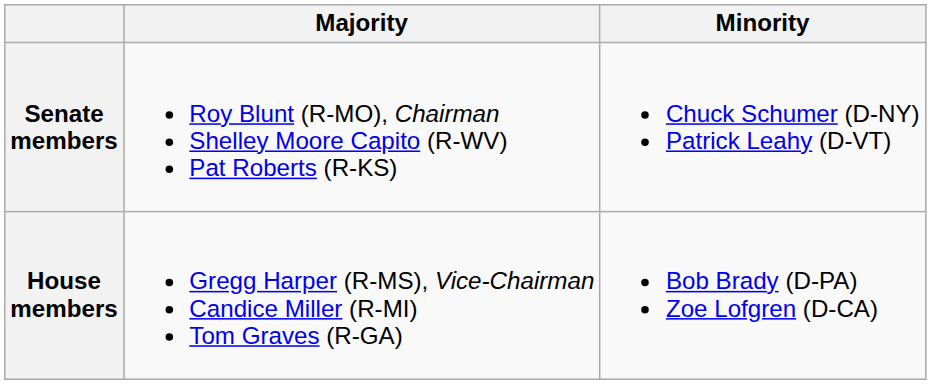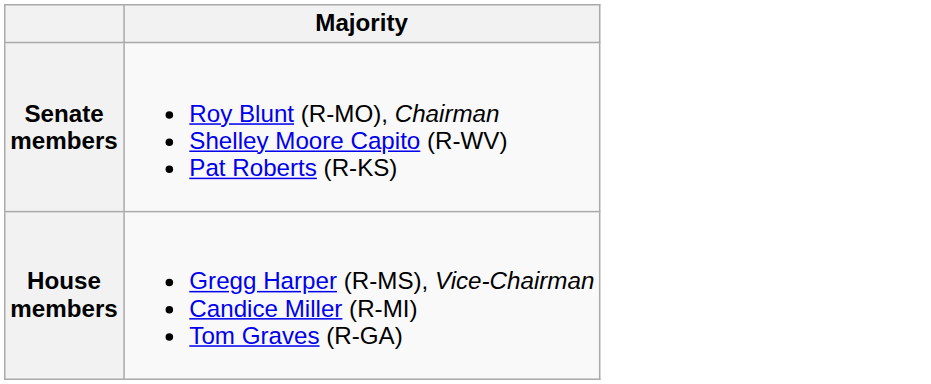- column: (763, 23)
